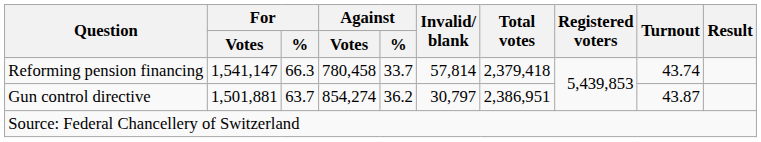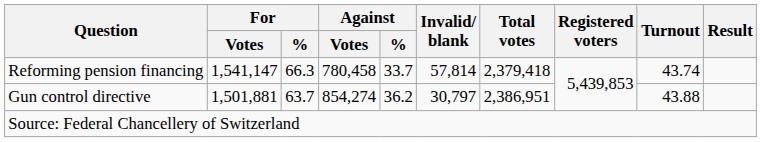(681, 96) 43.87 -> (681, 96) 43.88
